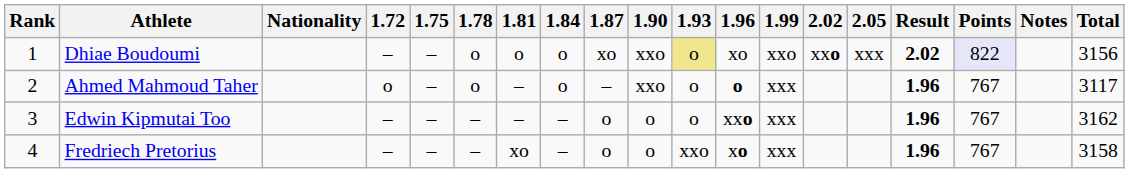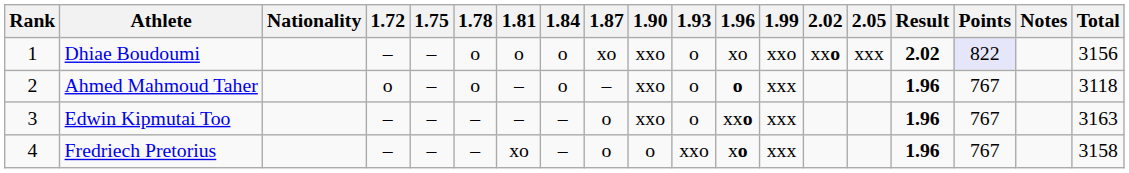(694, 53) khaki background -> (694, 53) no background
(1098, 86) 3117 -> (1098, 86) 3118
(650, 118) o -> (650, 118) xxo
(1098, 118) 3162 -> (1098, 118) 3163
